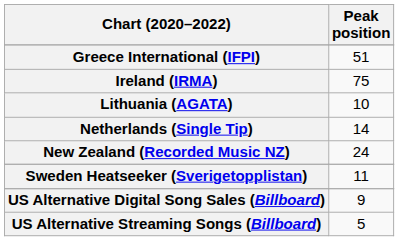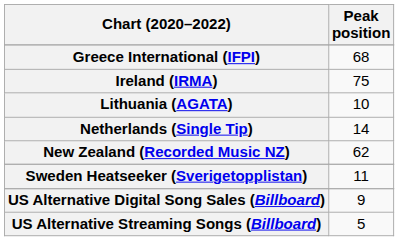(361, 57) 51 -> (361, 57) 68
(361, 152) 24 -> (361, 152) 62
